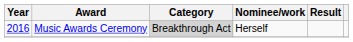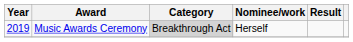(18, 28) 2016 -> (18, 28) 2019
